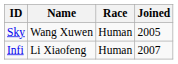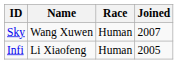(149, 31) 2005 -> (149, 31) 2007
(149, 50) 2007 -> (149, 50) 2005
